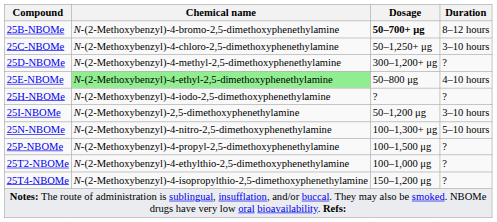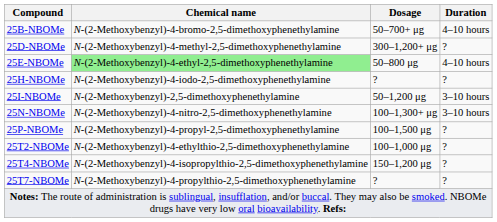(399, 29) bold -> (398, 29) normal
(466, 29) 8–12 hours -> (466, 29) 4–10 hours
- row: (36, 46)
(466, 130) 5–10 hours -> (466, 113) 3–10 hours
+ row: (38, 180)
